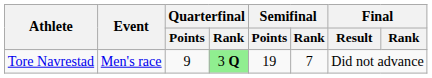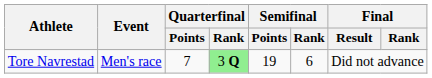(187, 61) 9 -> (187, 61) 7
(309, 61) 7 -> (309, 61) 6
